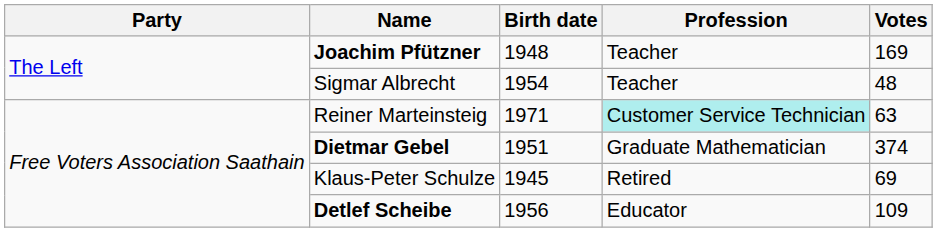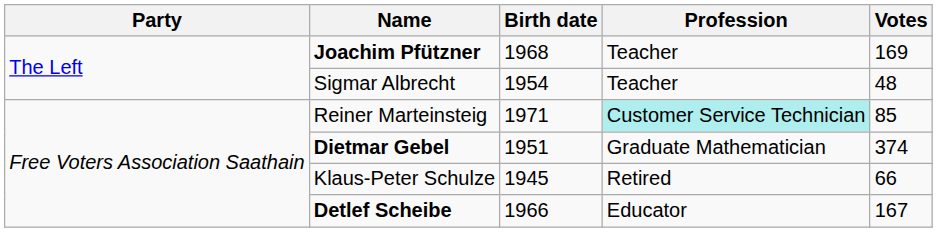(526, 52) 1948 -> (526, 52) 1968
(886, 115) 63 -> (886, 115) 85
(886, 178) 69 -> (886, 178) 66
(526, 210) 1956 -> (526, 210) 1966
(891, 210) 109 -> (891, 210) 167
